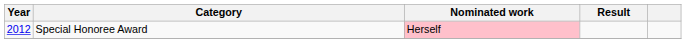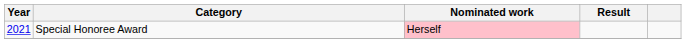(19, 30) 2012 -> (19, 30) 2021
